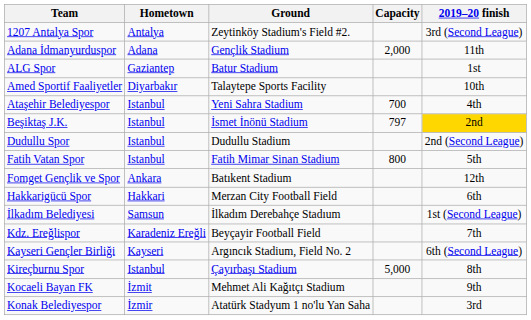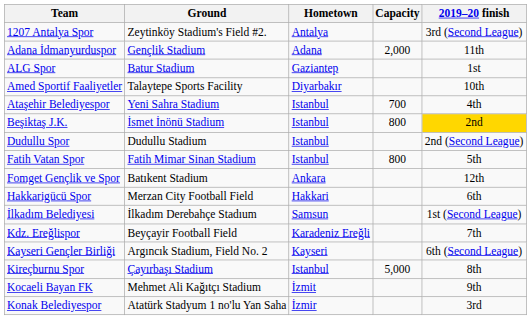columns swapped: (167, 13) <-> (291, 13)
(397, 123) 797 -> (397, 123) 800
